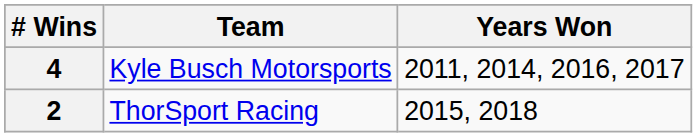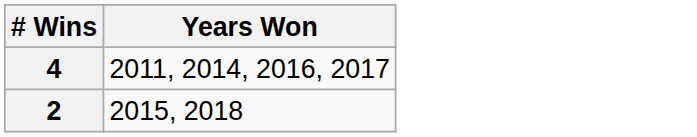- column: (251, 26)
